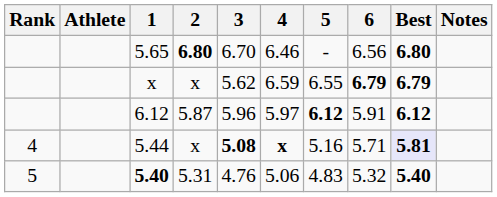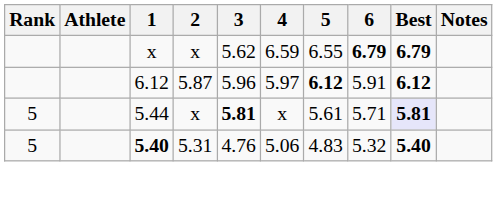- row: (152, 51)
(32, 144) 4 -> (32, 113) 5
(239, 144) 5.08 -> (239, 113) 5.81
(282, 144) bold -> (282, 113) normal
(326, 144) 5.16 -> (326, 113) 5.61
